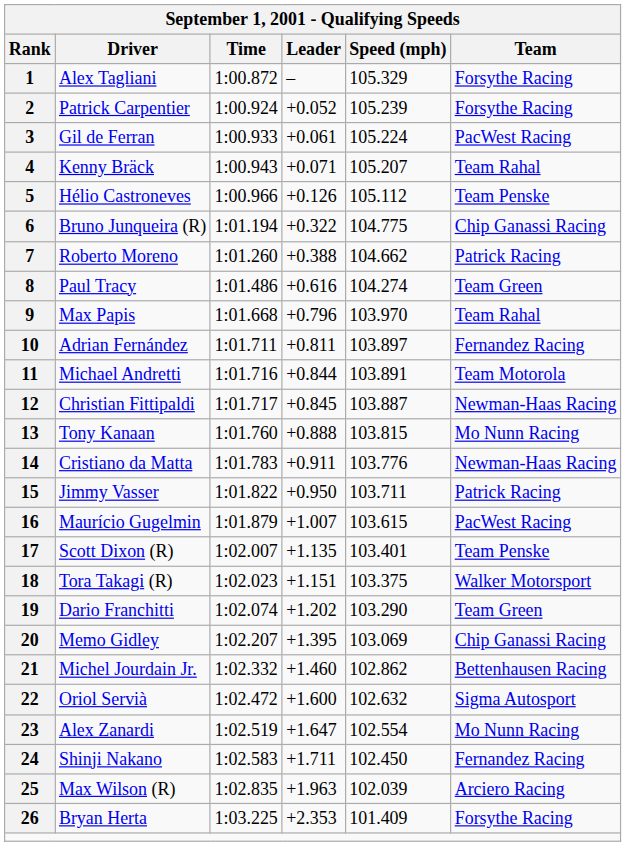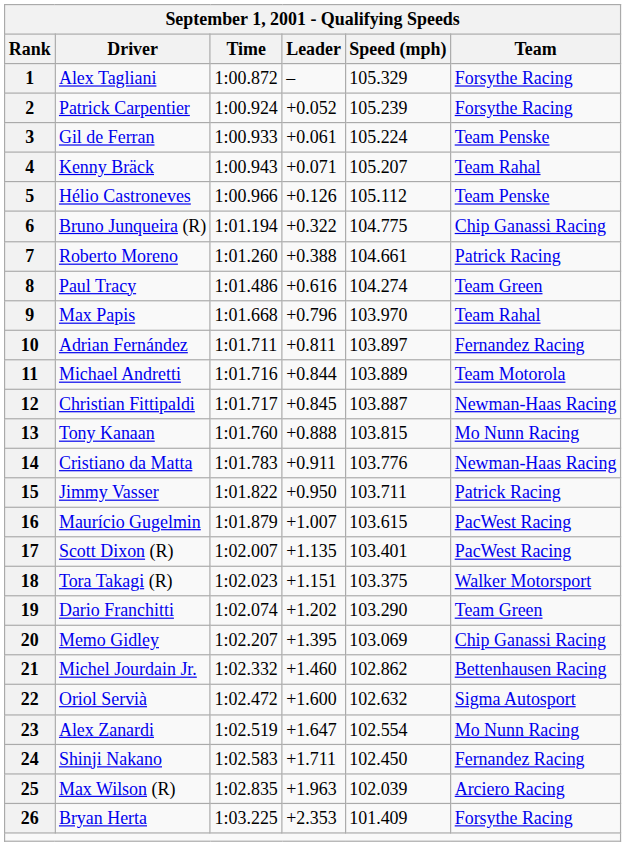(513, 137) PacWest Racing -> (502, 137) Team Penske
(378, 256) 104.662 -> (378, 256) 104.661
(378, 374) 103.891 -> (378, 374) 103.889
(502, 551) Team Penske -> (513, 551) PacWest Racing
